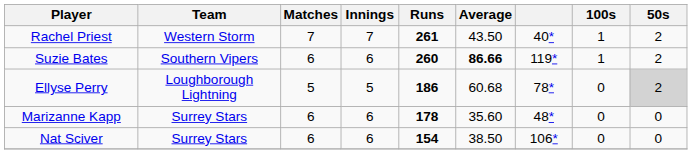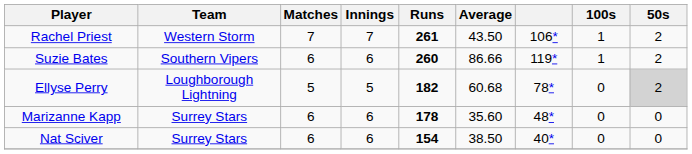(544, 36) 40* -> (544, 36) 106*
(485, 58) bold -> (485, 58) normal
(427, 87) 186 -> (427, 87) 182
(544, 138) 106* -> (544, 138) 40*
